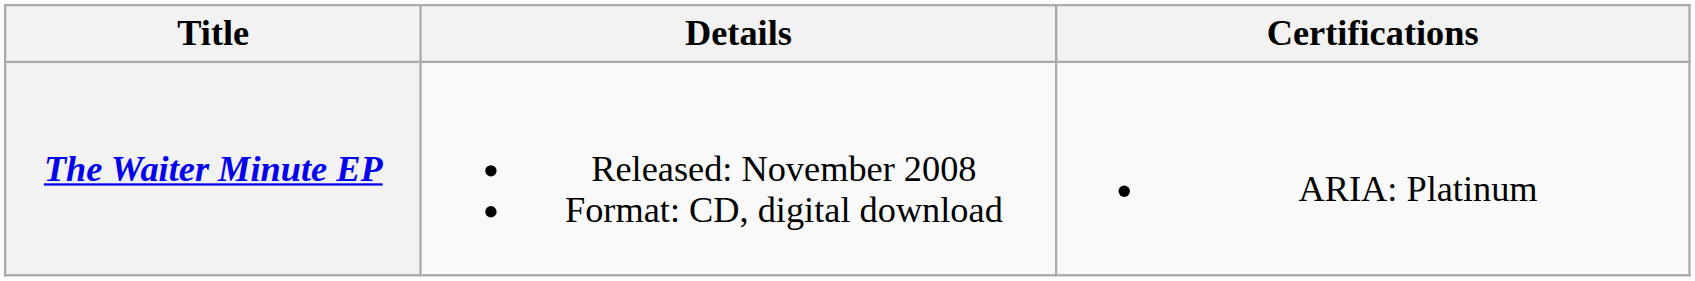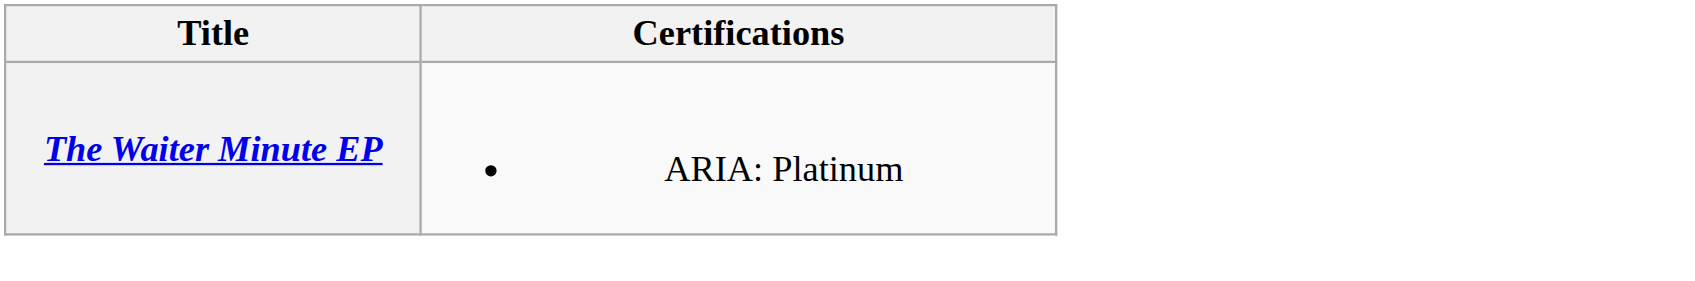- column: (738, 33)
